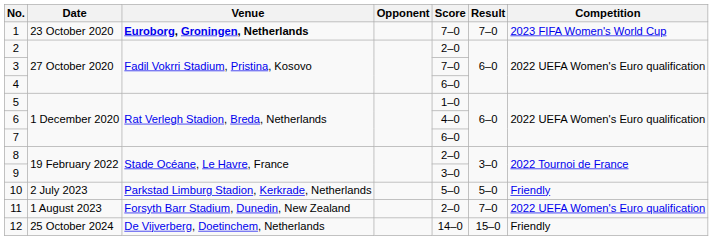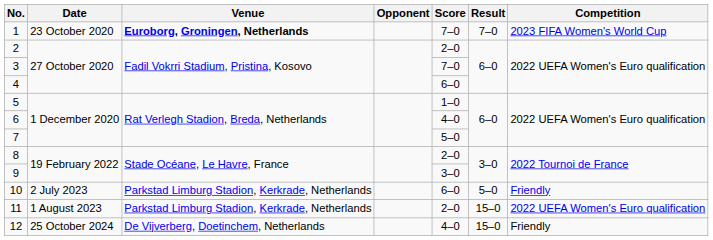(450, 137) 6–0 -> (450, 137) 5–0
(450, 191) 5–0 -> (450, 191) 6–0
(237, 208) Forsyth Barr Stadium, Dunedin, New Zealand -> (248, 208) Parkstad Limburg Stadion, Kerkrade, Netherlands
(488, 208) 7–0 -> (488, 208) 15–0
(450, 226) 14–0 -> (450, 226) 4–0
